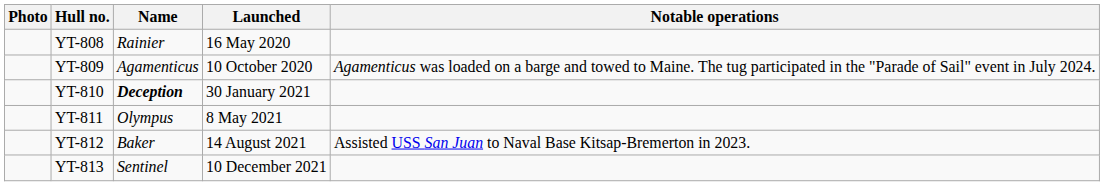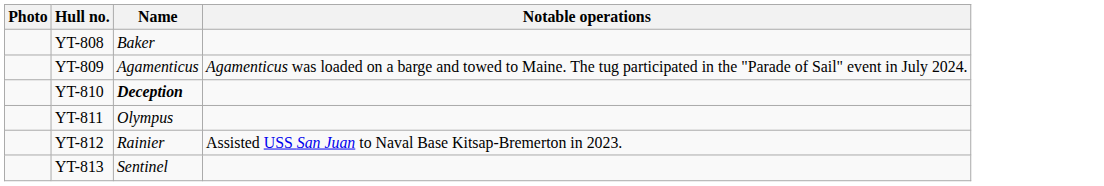- column: (266, 17)
(141, 42) Rainier -> (136, 42) Baker
(136, 142) Baker -> (141, 142) Rainier
